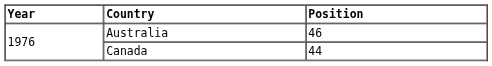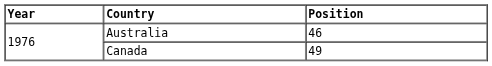(315, 51) 44 -> (315, 51) 49
